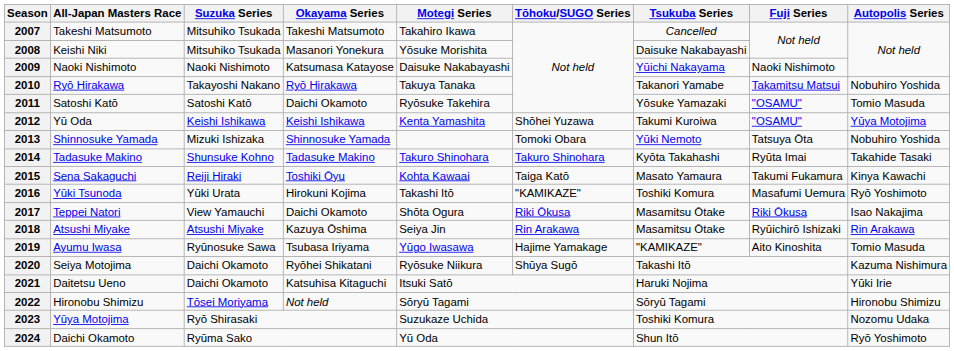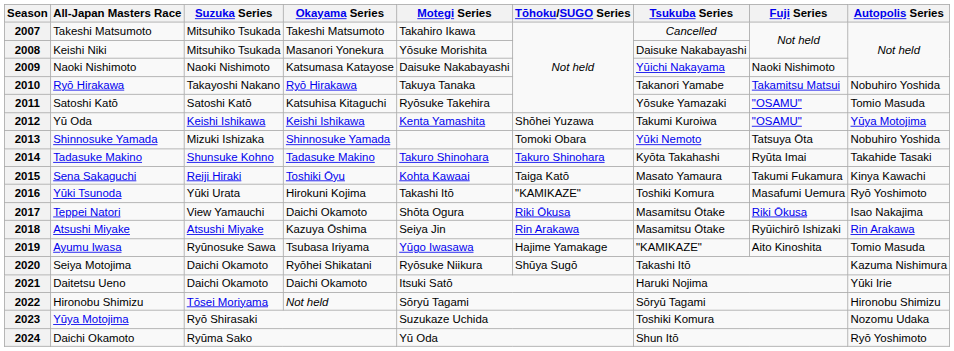(327, 103) Daichi Okamoto -> (336, 103) Katsuhisa Kitaguchi
(336, 283) Katsuhisa Kitaguchi -> (327, 283) Daichi Okamoto
